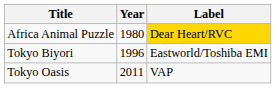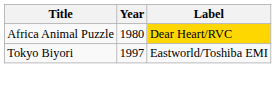(132, 53) 1996 -> (132, 53) 1997
- row: (38, 72)
